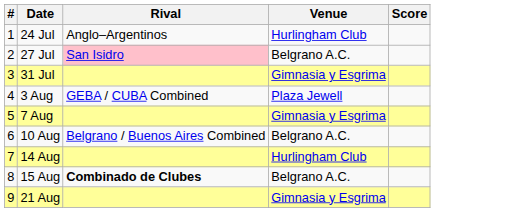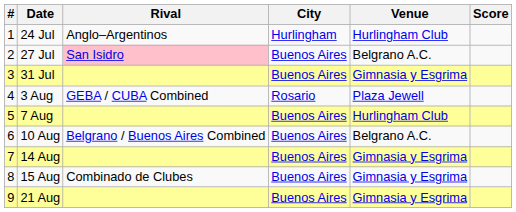+ column: (309, 14)
(329, 116) Gimnasia y Esgrima -> (400, 116) Hurlingham Club
(319, 156) Hurlingham Club -> (410, 156) Gimnasia y Esgrima
(134, 177) bold -> (129, 177) normal
(311, 177) Belgrano A.C. -> (410, 177) Gimnasia y Esgrima
